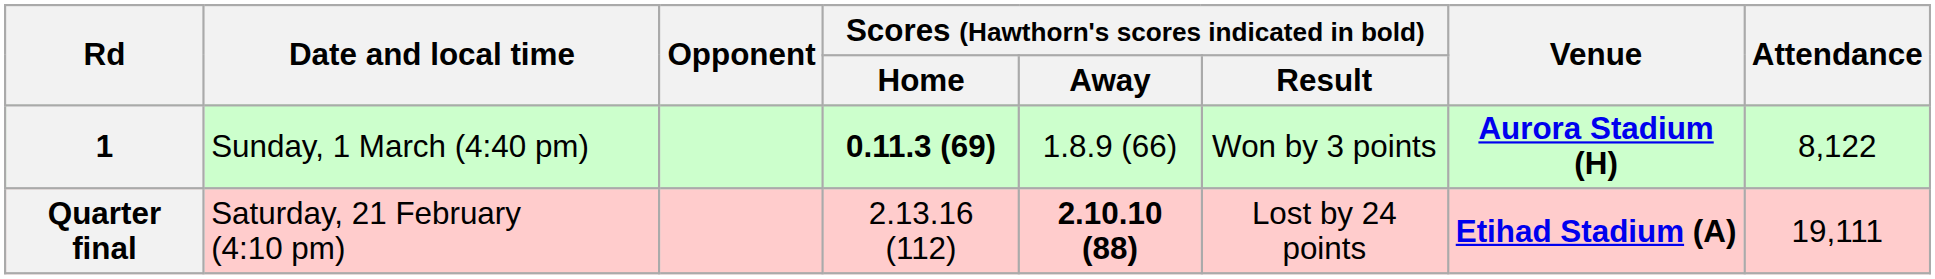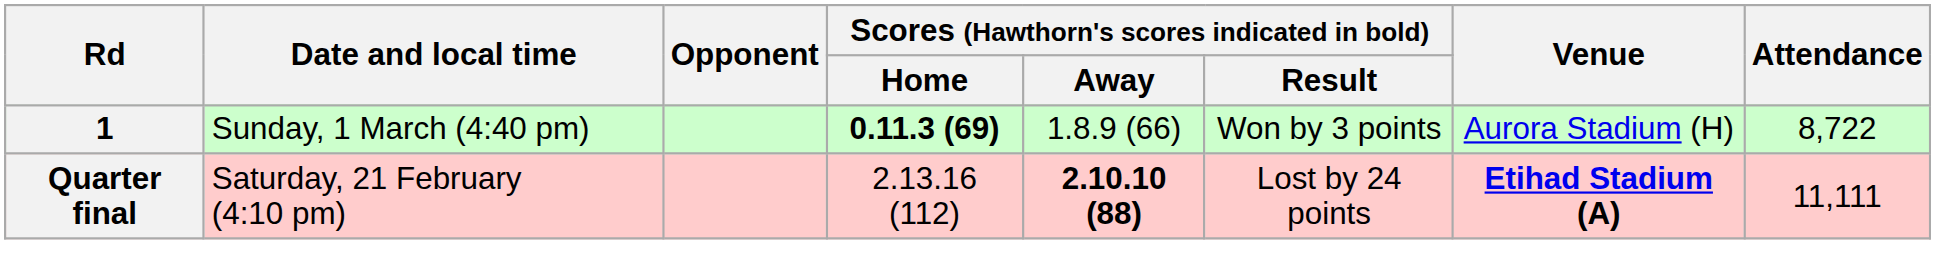(1596, 147) bold -> (1599, 129) normal
(1837, 147) 8,122 -> (1837, 129) 8,722
(1837, 231) 19,111 -> (1837, 197) 11,111
